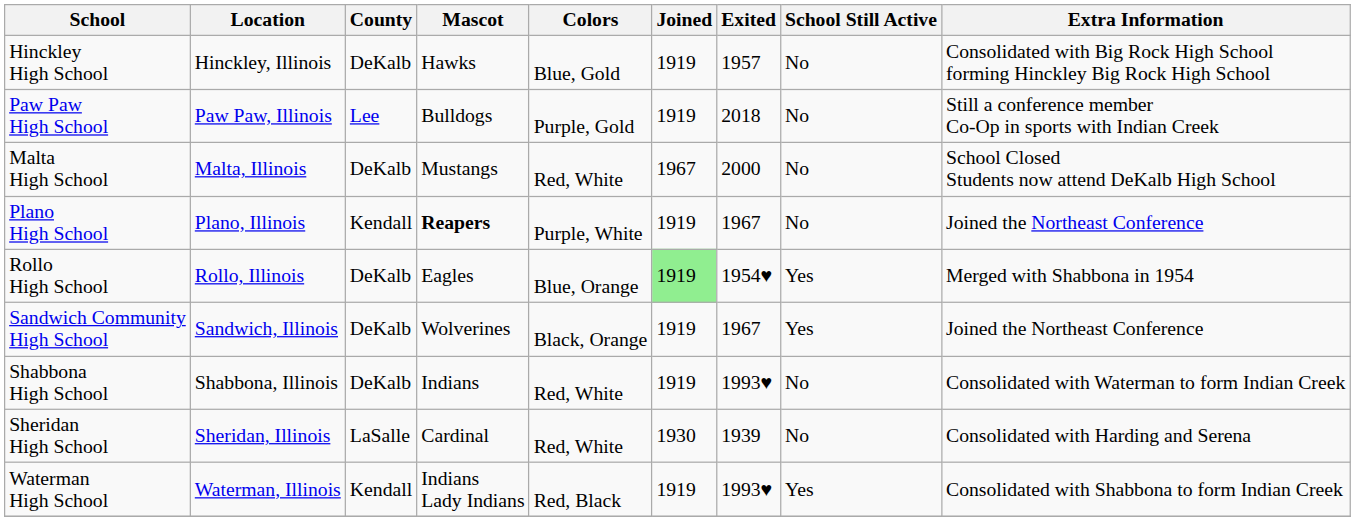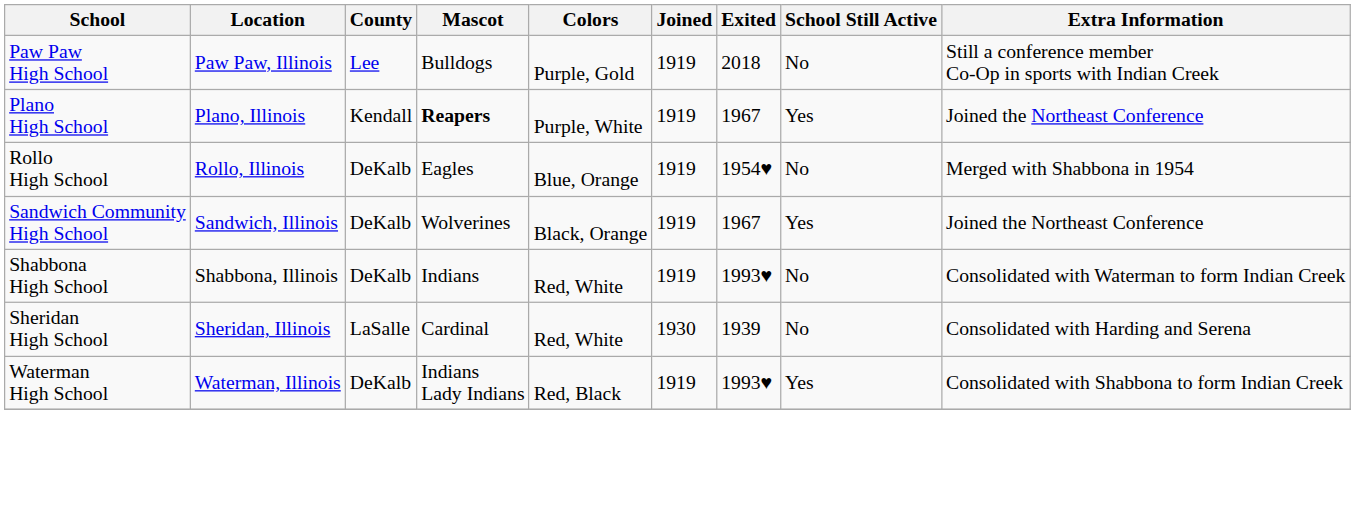- row: (59, 62)
- row: (59, 169)
(797, 222) No -> (799, 115) Yes
(676, 275) lightgreen background -> (676, 169) no background
(799, 275) Yes -> (797, 169) No
(381, 489) Kendall -> (380, 382) DeKalb
